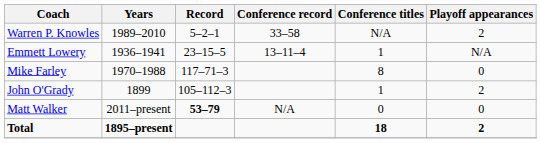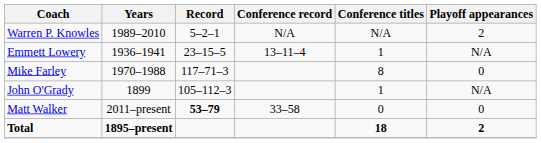(285, 33) 33–58 -> (285, 33) N/A
(481, 90) 2 -> (481, 90) N/A
(285, 109) N/A -> (285, 109) 33–58
